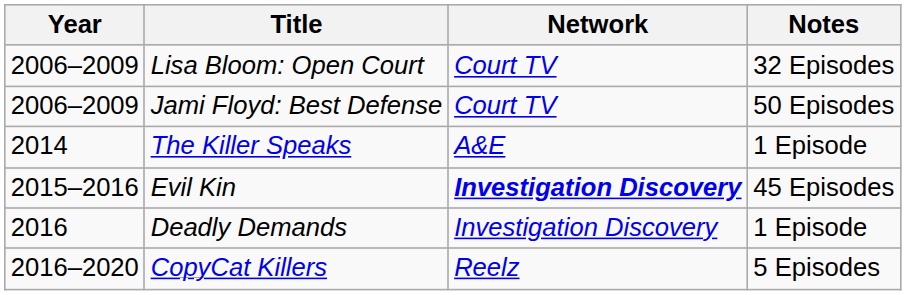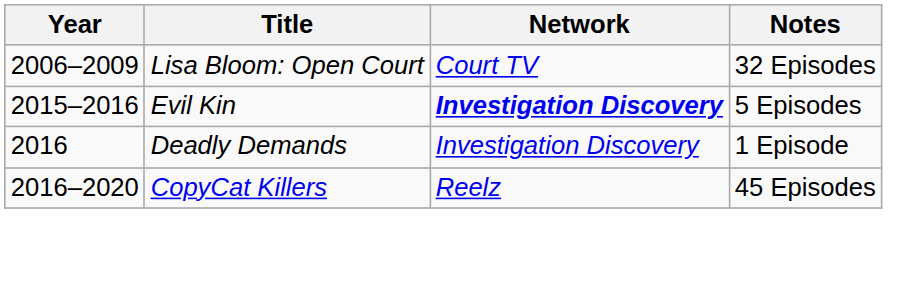- row: (296, 106)
- row: (251, 146)
(824, 187) 45 Episodes -> (798, 106) 5 Episodes
(817, 268) 5 Episodes -> (805, 187) 45 Episodes
